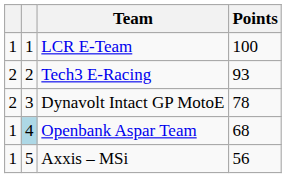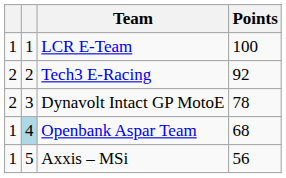(241, 74) 93 -> (241, 74) 92
